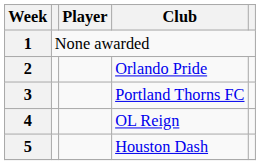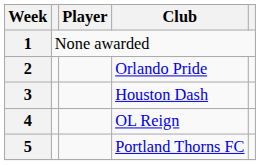(180, 95) Portland Thorns FC -> (162, 95) Houston Dash
(162, 146) Houston Dash -> (180, 146) Portland Thorns FC
